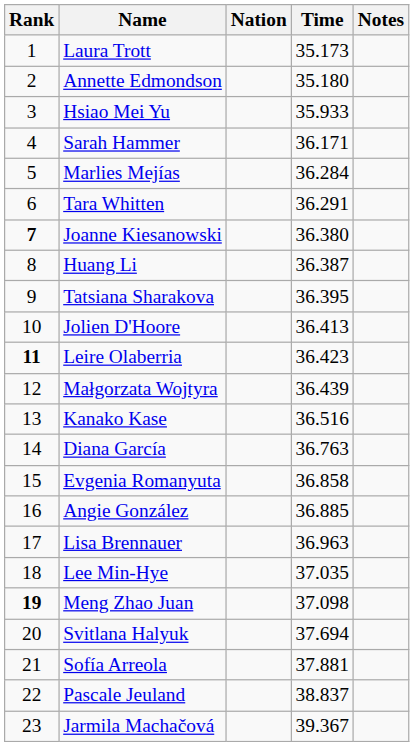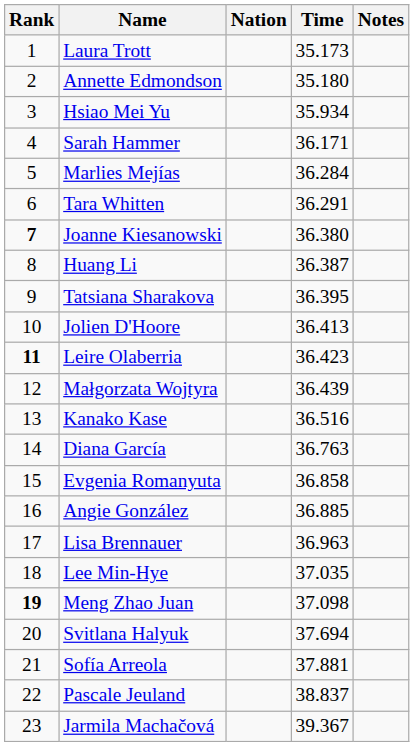(322, 111) 35.933 -> (322, 111) 35.934
